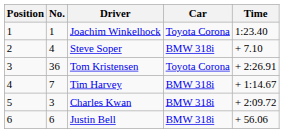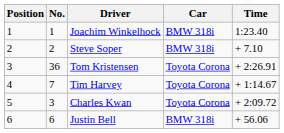(198, 31) Toyota Corona -> (190, 31) BMW 318i
(52, 49) 4 -> (52, 49) 2
(190, 84) BMW 318i -> (198, 84) Toyota Corona
(190, 102) BMW 318i -> (198, 102) Toyota Corona
